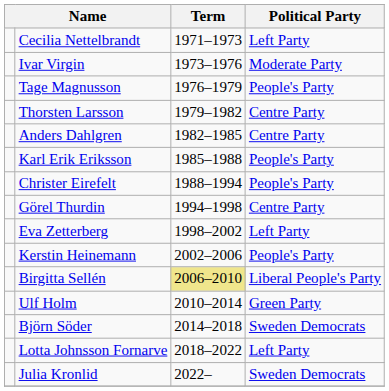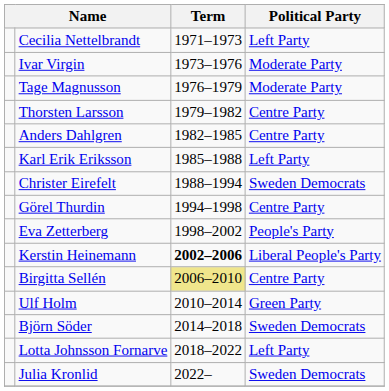(291, 87) People's Party -> (295, 87) Moderate Party
(291, 159) People's Party -> (279, 159) Left Party
(291, 183) People's Party -> (307, 183) Sweden Democrats
(279, 231) Left Party -> (291, 231) People's Party
(208, 254) normal -> (208, 254) bold
(291, 254) People's Party -> (315, 254) Liberal People's Party
(315, 278) Liberal People's Party -> (287, 278) Centre Party
